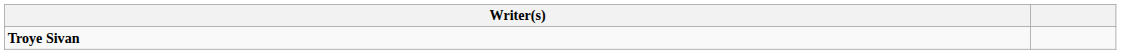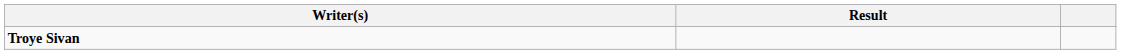+ column: (868, 15)
